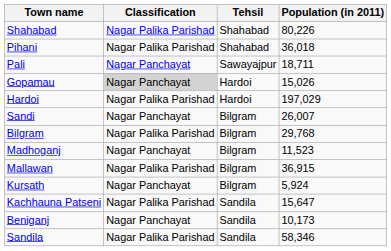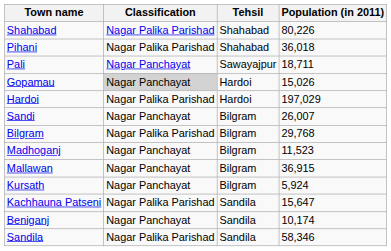(160, 168) Nagar Palika Parishad -> (148, 168) Nagar Panchayat
(298, 220) 10,173 -> (298, 220) 10,174
